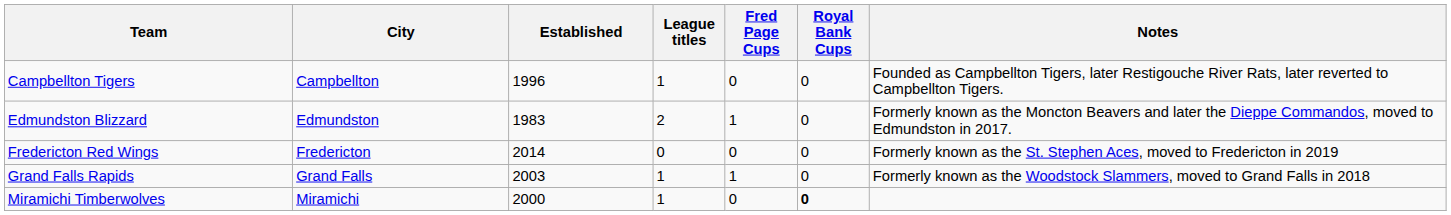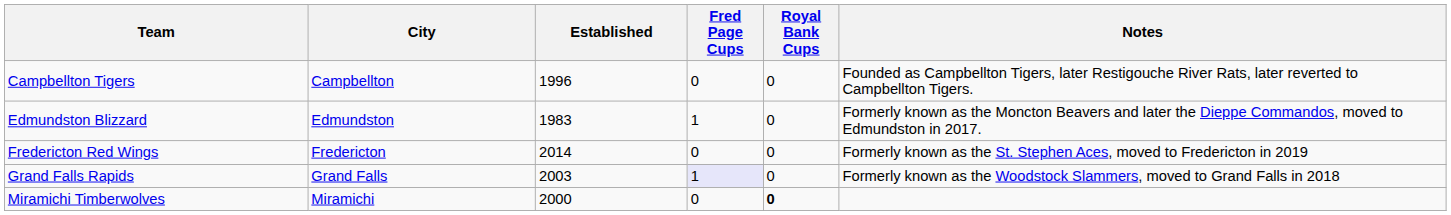- column: (689, 32)
(733, 175) no background -> (695, 175) lavender background
